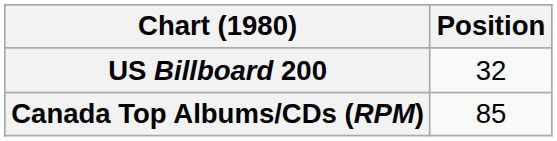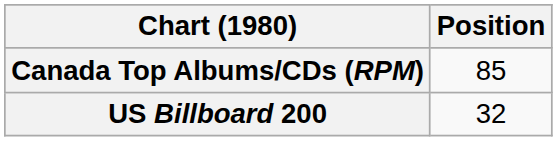rows swapped: (218, 113) <-> (218, 69)
